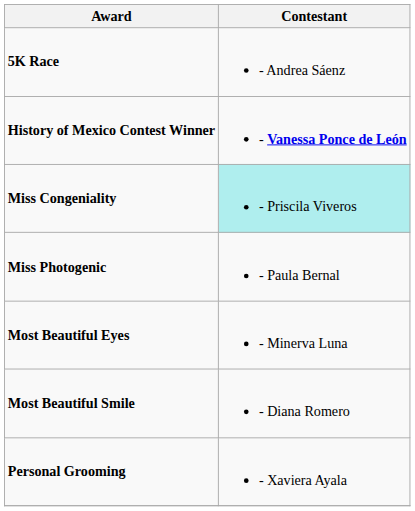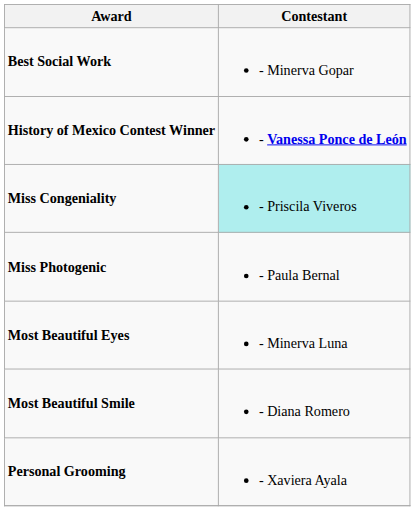- row: (33, 62)
+ row: (59, 62)
